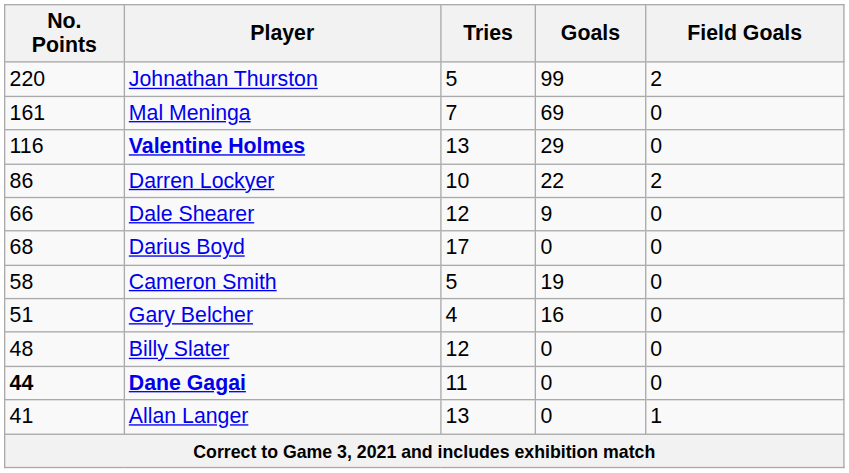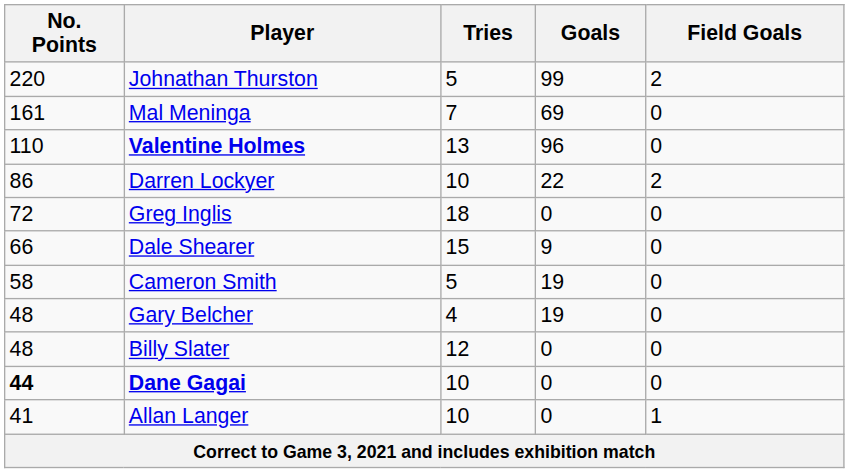(27, 146) 116 -> (27, 146) 110
(552, 146) 29 -> (552, 146) 96
+ row: (180, 214)
(457, 214) 12 -> (457, 247) 15
- row: (187, 247)
(21, 315) 51 -> (21, 315) 48
(552, 315) 16 -> (552, 315) 19
(457, 382) 11 -> (457, 382) 10
(457, 416) 13 -> (457, 416) 10
